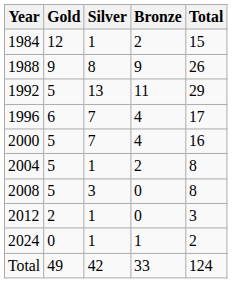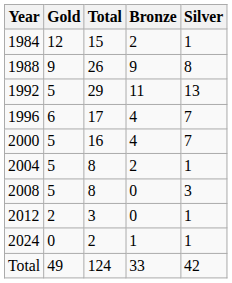columns swapped: (107, 16) <-> (206, 16)
